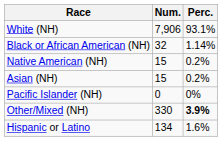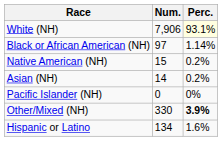(200, 29) no background -> (200, 29) lightyellow background
(161, 45) 32 -> (161, 45) 97
(161, 78) 15 -> (161, 78) 14
